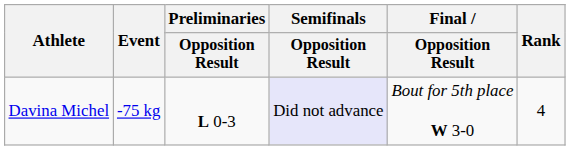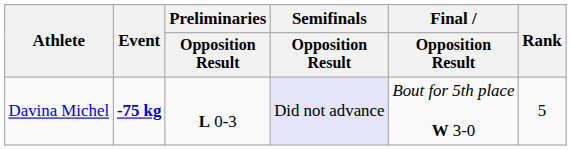(139, 111) normal -> (139, 111) bold
(541, 111) 4 -> (542, 111) 5
